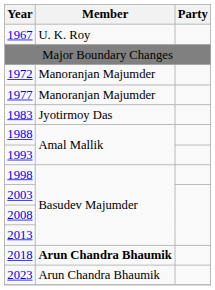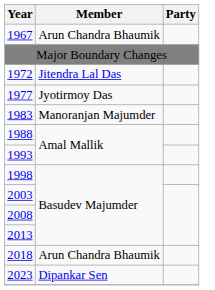(64, 34) U. K. Roy -> (99, 34) Arun Chandra Bhaumik
(97, 74) Manoranjan Majumder -> (80, 74) Jitendra Lal Das
(97, 94) Manoranjan Majumder -> (75, 94) Jyotirmoy Das
(75, 114) Jyotirmoy Das -> (97, 114) Manoranjan Majumder
(105, 255) bold -> (99, 255) normal
(99, 275) Arun Chandra Bhaumik -> (73, 275) Dipankar Sen
